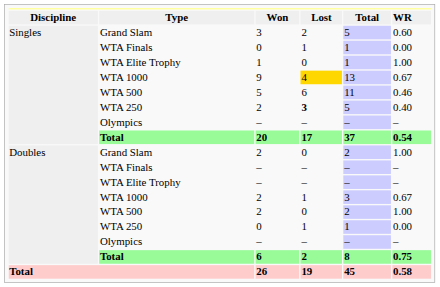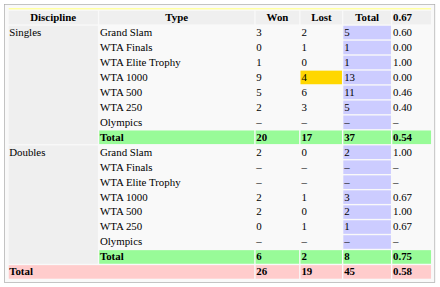(402, 17) WR -> (403, 17) 0.67
(403, 77) 0.67 -> (403, 77) 0.00
(304, 107) bold -> (304, 107) normal
(403, 227) 0.00 -> (403, 227) 0.67
